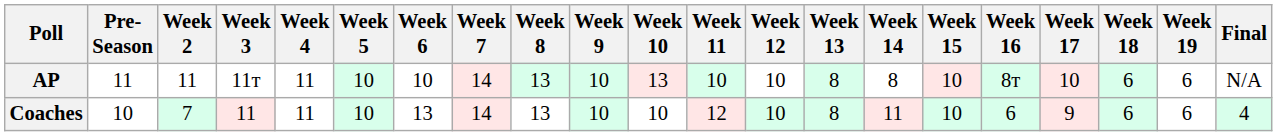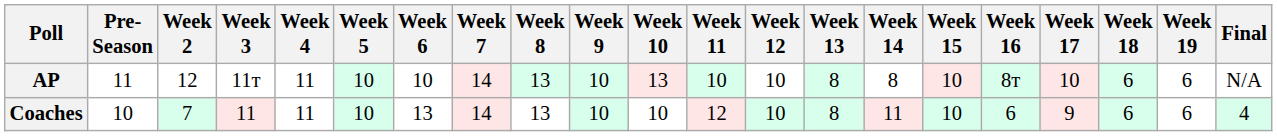(187, 80) 11 -> (187, 80) 12
